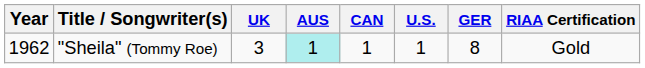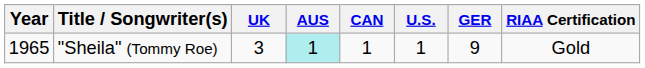(29, 47) 1962 -> (29, 47) 1965
(475, 47) 8 -> (475, 47) 9
